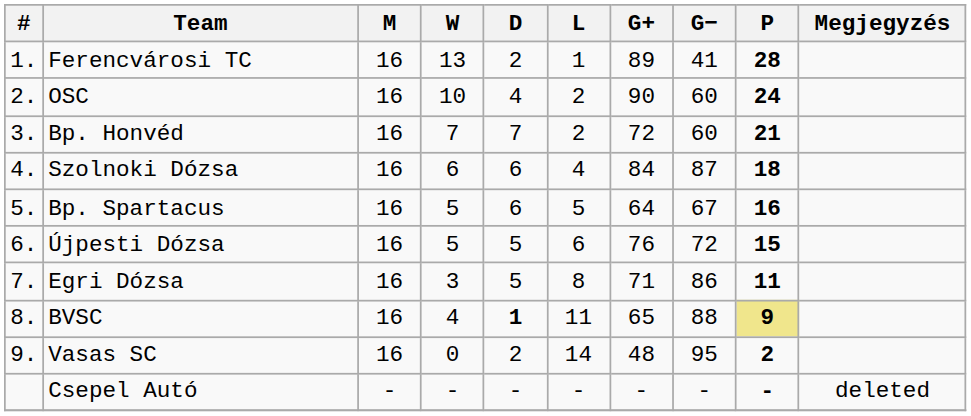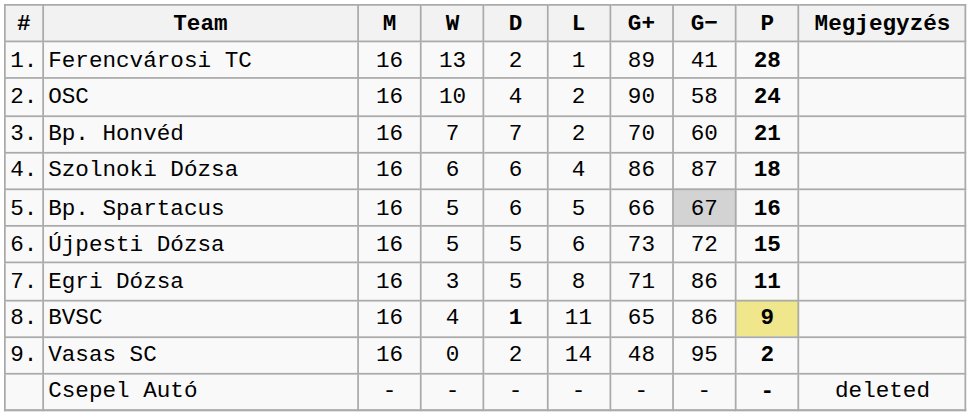(704, 97) 60 -> (704, 97) 58
(641, 134) 72 -> (641, 134) 70
(641, 171) 84 -> (641, 171) 86
(641, 208) 64 -> (641, 208) 66
(704, 208) no background -> (704, 208) lightgrey background
(641, 245) 76 -> (641, 245) 73
(704, 318) 88 -> (704, 318) 86
